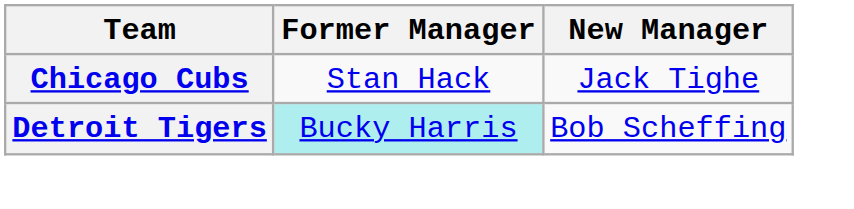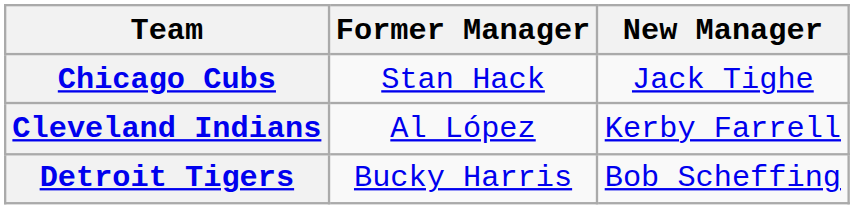+ row: (167, 129)
(409, 129) paleturquoise background -> (463, 178) no background
